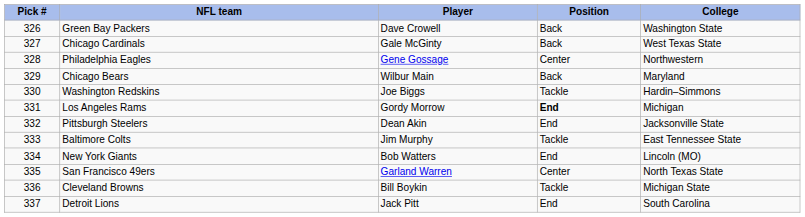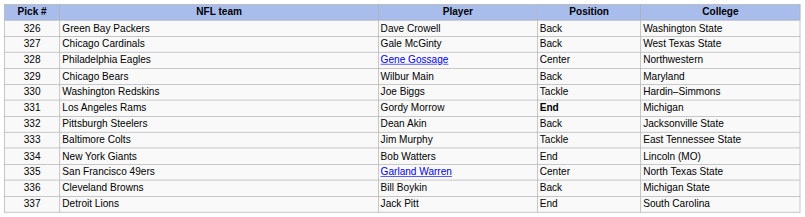(549, 124) End -> (551, 124) Back
(554, 188) Tackle -> (551, 188) Back
